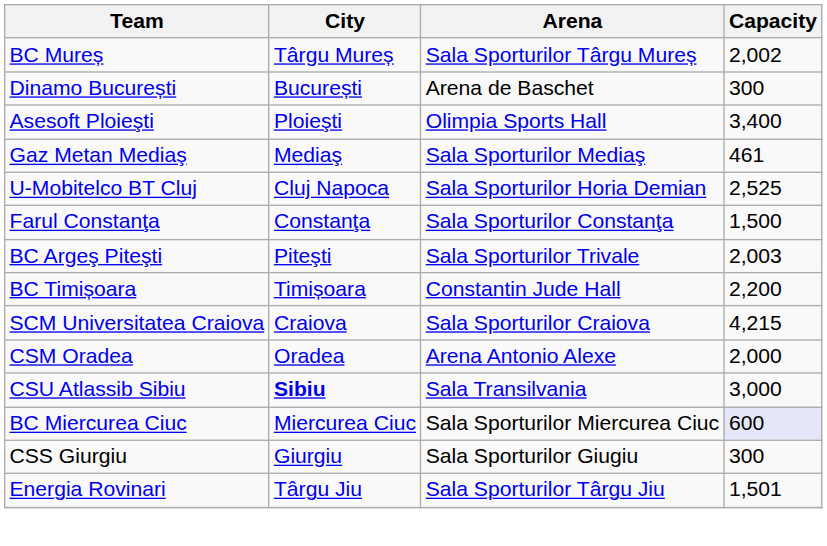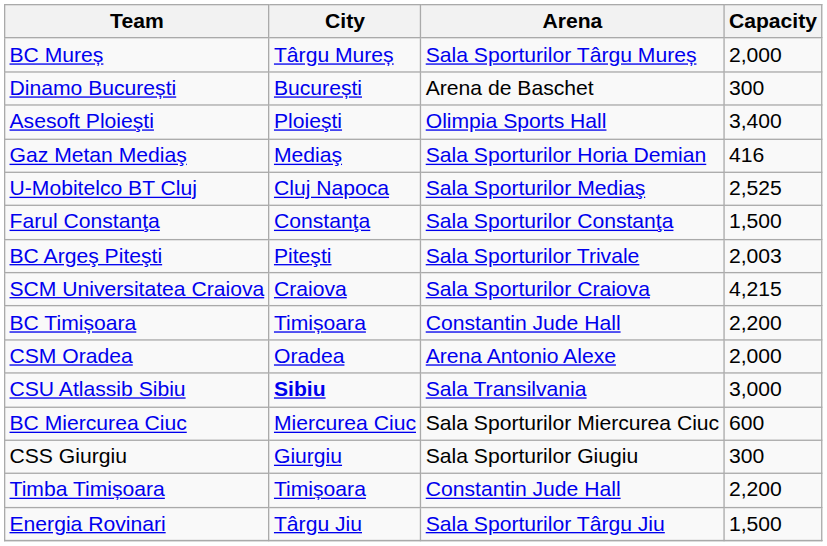(755, 54) 2,002 -> (755, 54) 2,000
(535, 155) Sala Sporturilor Mediaş -> (566, 155) Sala Sporturilor Horia Demian
(747, 155) 461 -> (747, 155) 416
(566, 188) Sala Sporturilor Horia Demian -> (535, 188) Sala Sporturilor Mediaş
rows swapped: (73, 289) <-> (137, 322)
(747, 423) lavender background -> (747, 423) no background
+ row: (87, 490)
(755, 490) 1,501 -> (755, 523) 1,500
